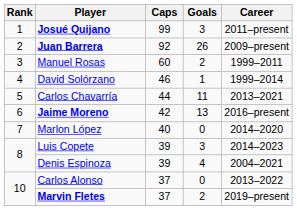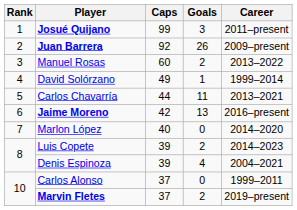(257, 63) 1999–2011 -> (257, 63) 2013–2022
(164, 79) 46 -> (164, 79) 49
(202, 146) 3 -> (202, 146) 2
(257, 180) 2013–2022 -> (257, 180) 1999–2011
